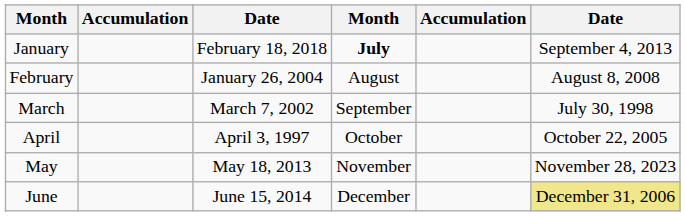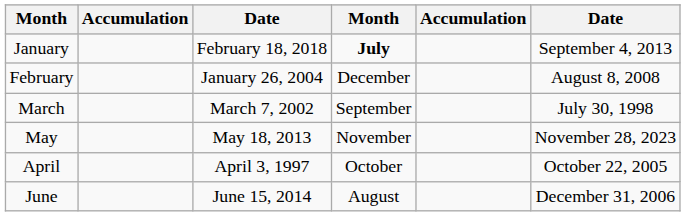(374, 78) August -> (374, 78) December
rows swapped: (41, 137) <-> (41, 166)
(374, 196) December -> (374, 196) August
(605, 196) khaki background -> (605, 196) no background
